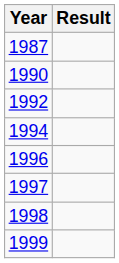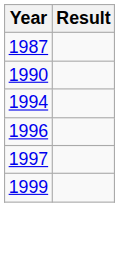- row: (28, 103)
- row: (28, 215)
